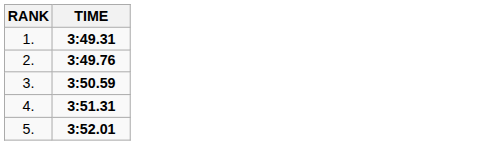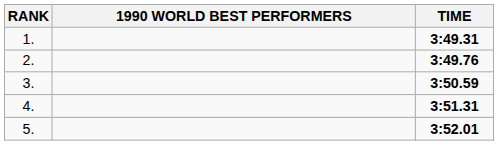+ column: (234, 16)
